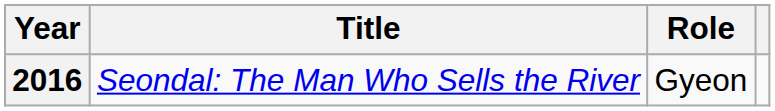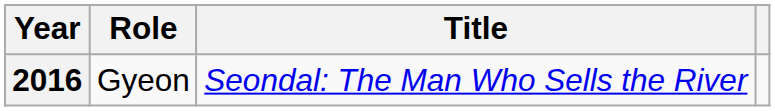columns swapped: (368, 29) <-> (701, 29)
